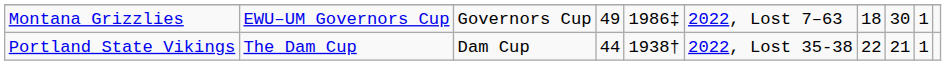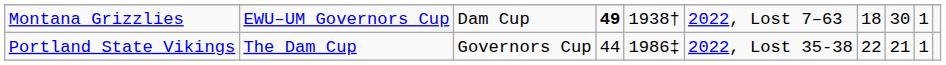(525, 19) Governors Cup -> (494, 19) Dam Cup
(610, 19) normal -> (610, 19) bold
(654, 19) 1986‡ -> (654, 19) 1938†
(494, 47) Dam Cup -> (525, 47) Governors Cup
(654, 47) 1938† -> (654, 47) 1986‡
